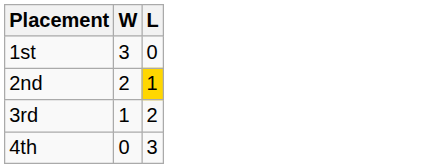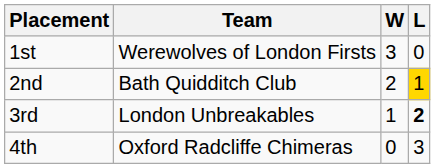+ column: (247, 20)
(152, 115) normal -> (419, 115) bold
